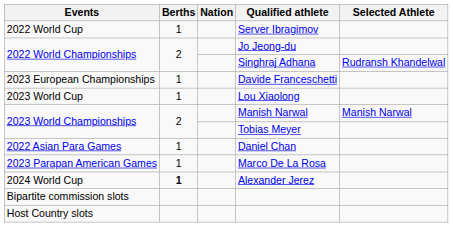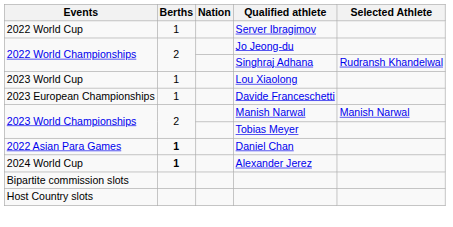rows swapped: (45, 96) <-> (81, 79)
(179, 146) normal -> (176, 146) bold
- row: (82, 163)
